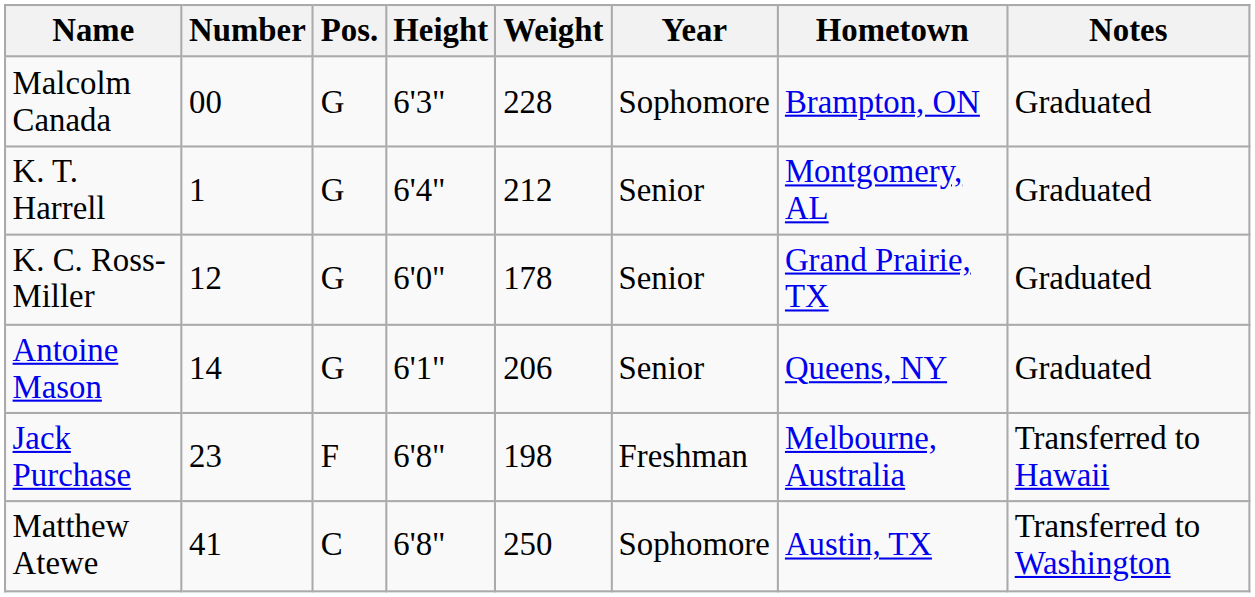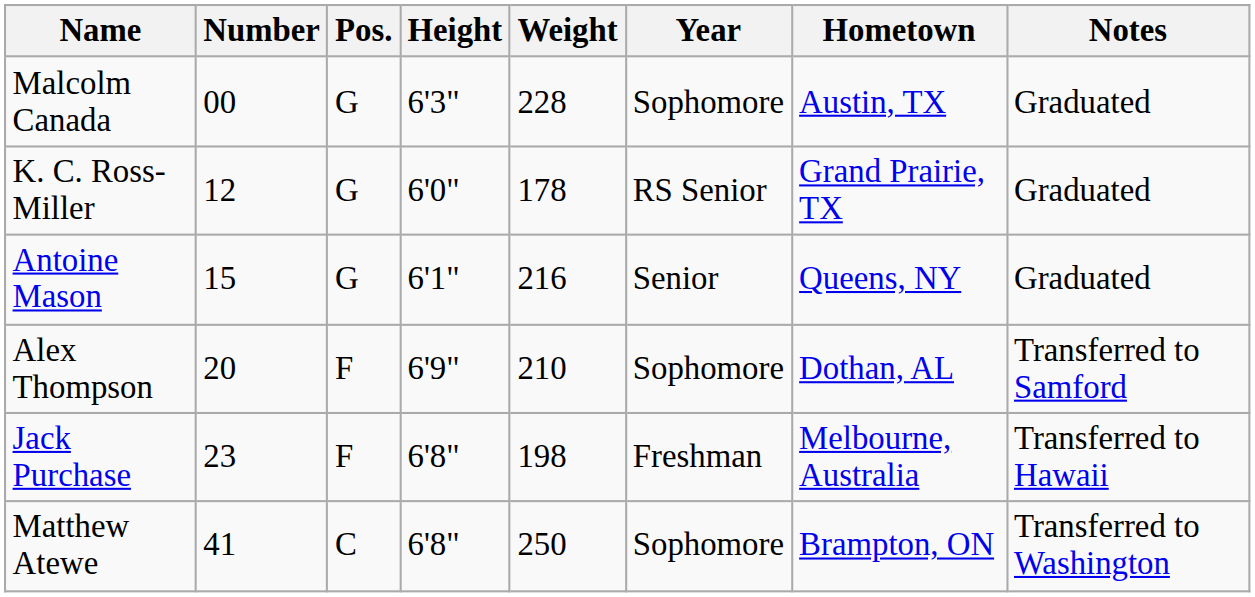(882, 100) Brampton, ON -> (873, 100) Austin, TX
- row: (59, 189)
(661, 278) Senior -> (700, 189) RS Senior
(205, 367) 14 -> (220, 278) 15
(528, 367) 206 -> (542, 278) 216
+ row: (83, 367)
(858, 545) Austin, TX -> (897, 545) Brampton, ON
